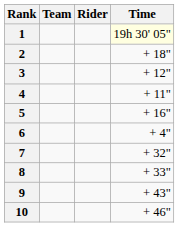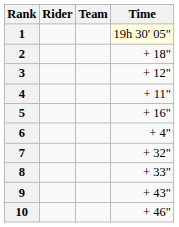columns swapped: (93, 14) <-> (57, 14)
